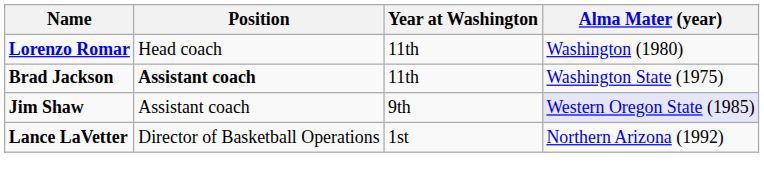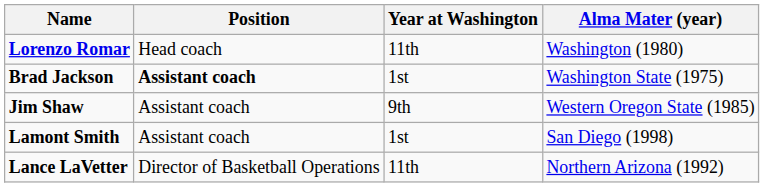(404, 78) 11th -> (398, 78) 1st
(650, 107) lavender background -> (650, 107) no background
+ row: (64, 137)
(398, 137) 1st -> (404, 166) 11th
